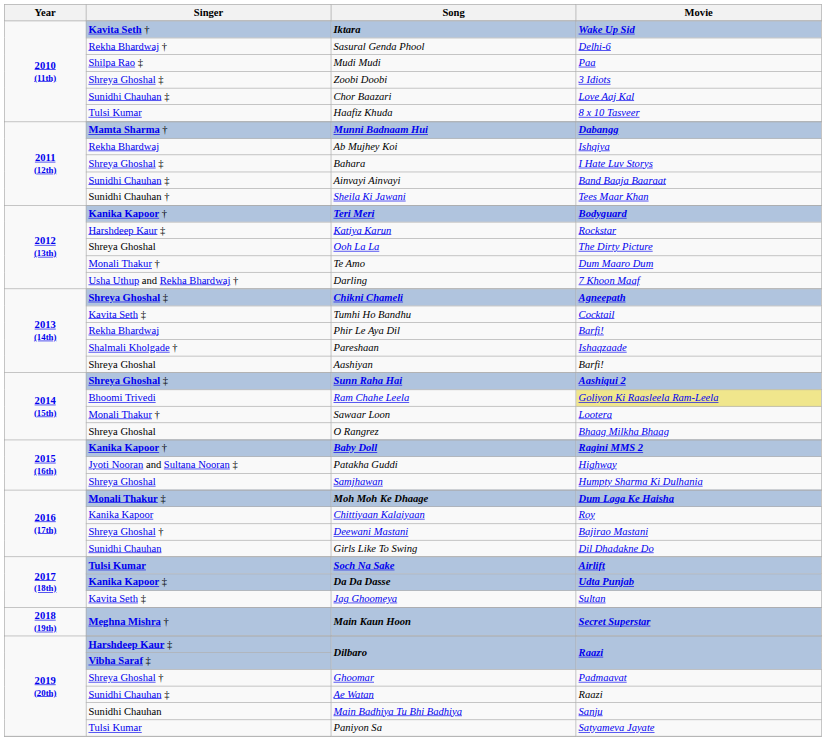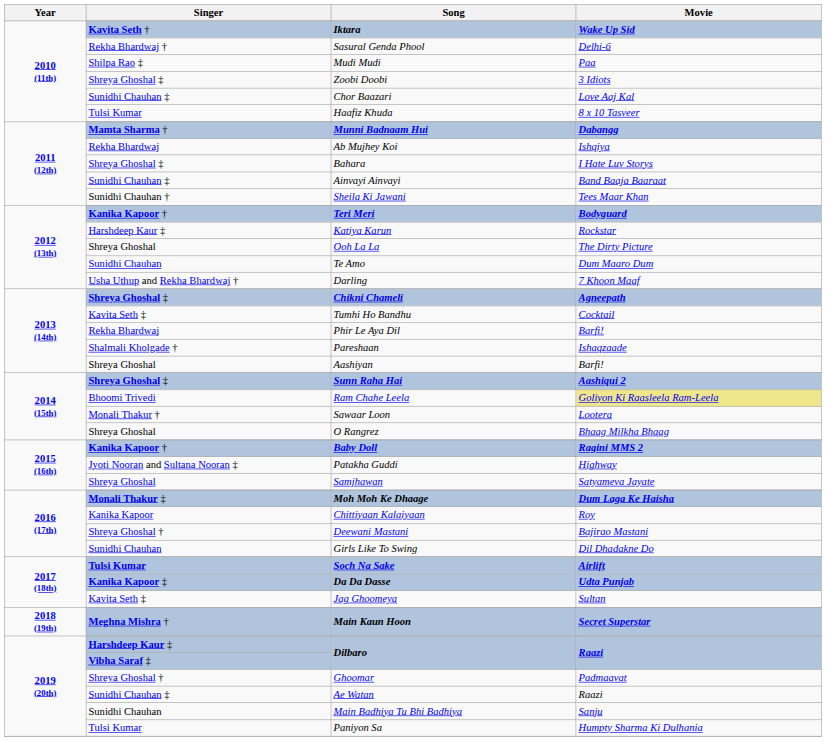(124, 264) Monali Thakur † -> (125, 264) Sunidhi Chauhan
(641, 481) Humpty Sharma Ki Dulhania -> (617, 481) Satyameva Jayate
(617, 728) Satyameva Jayate -> (641, 728) Humpty Sharma Ki Dulhania
